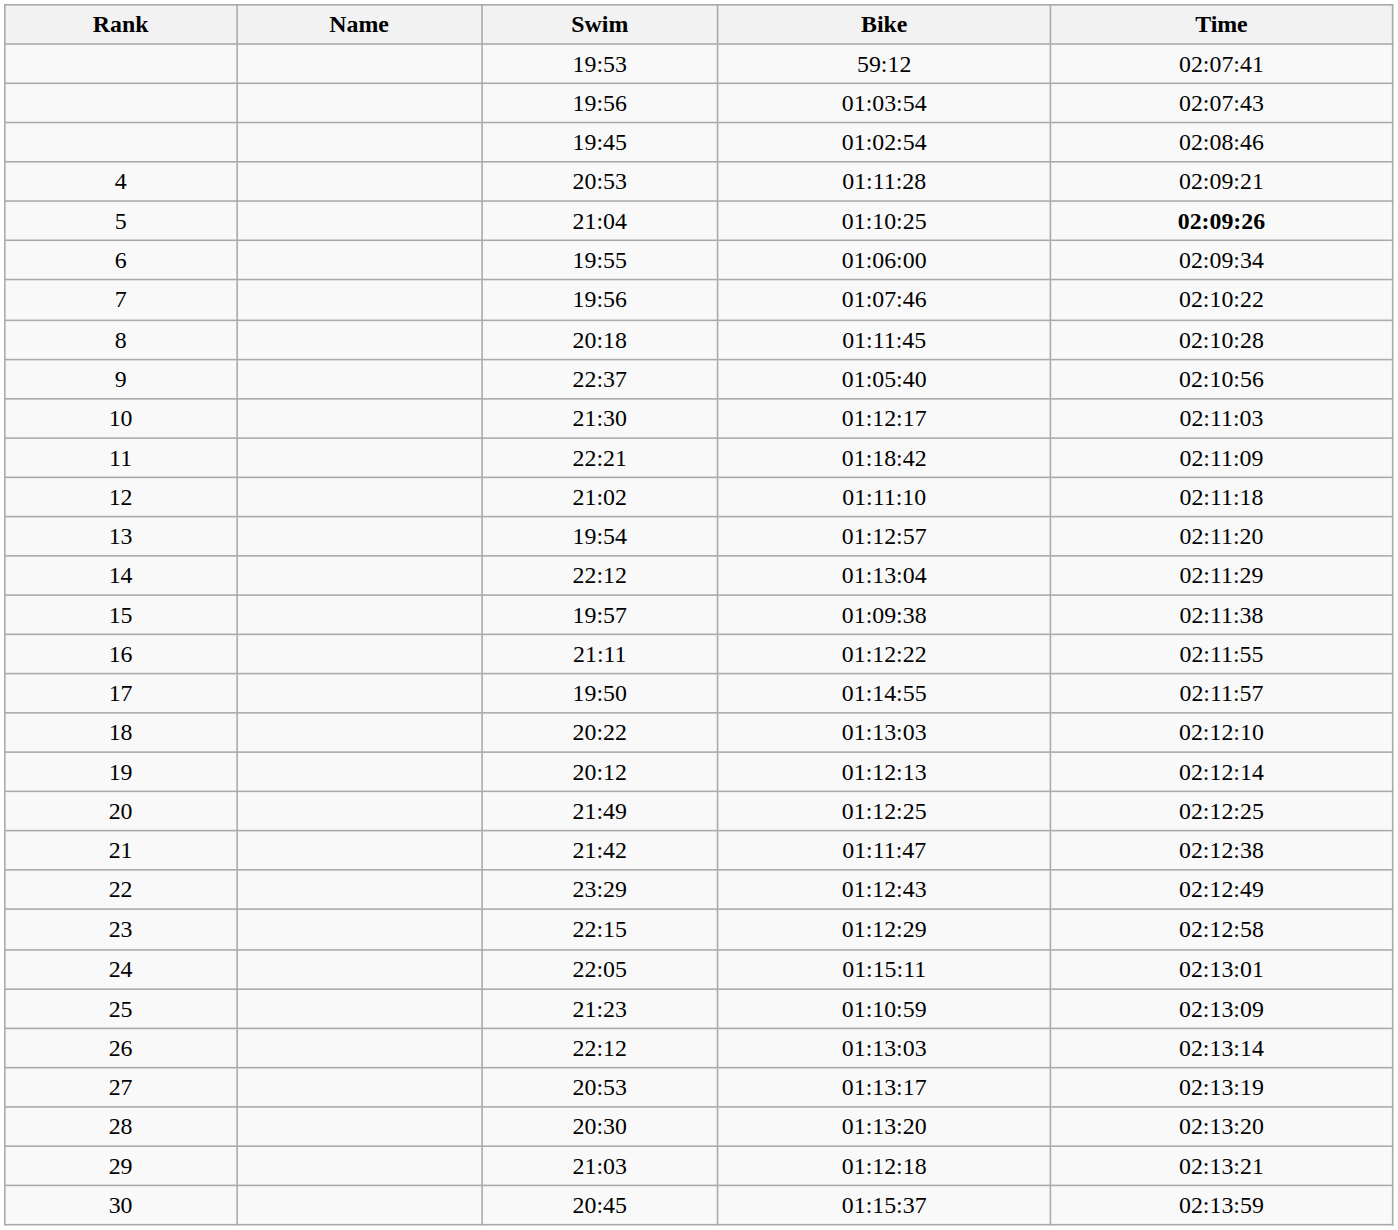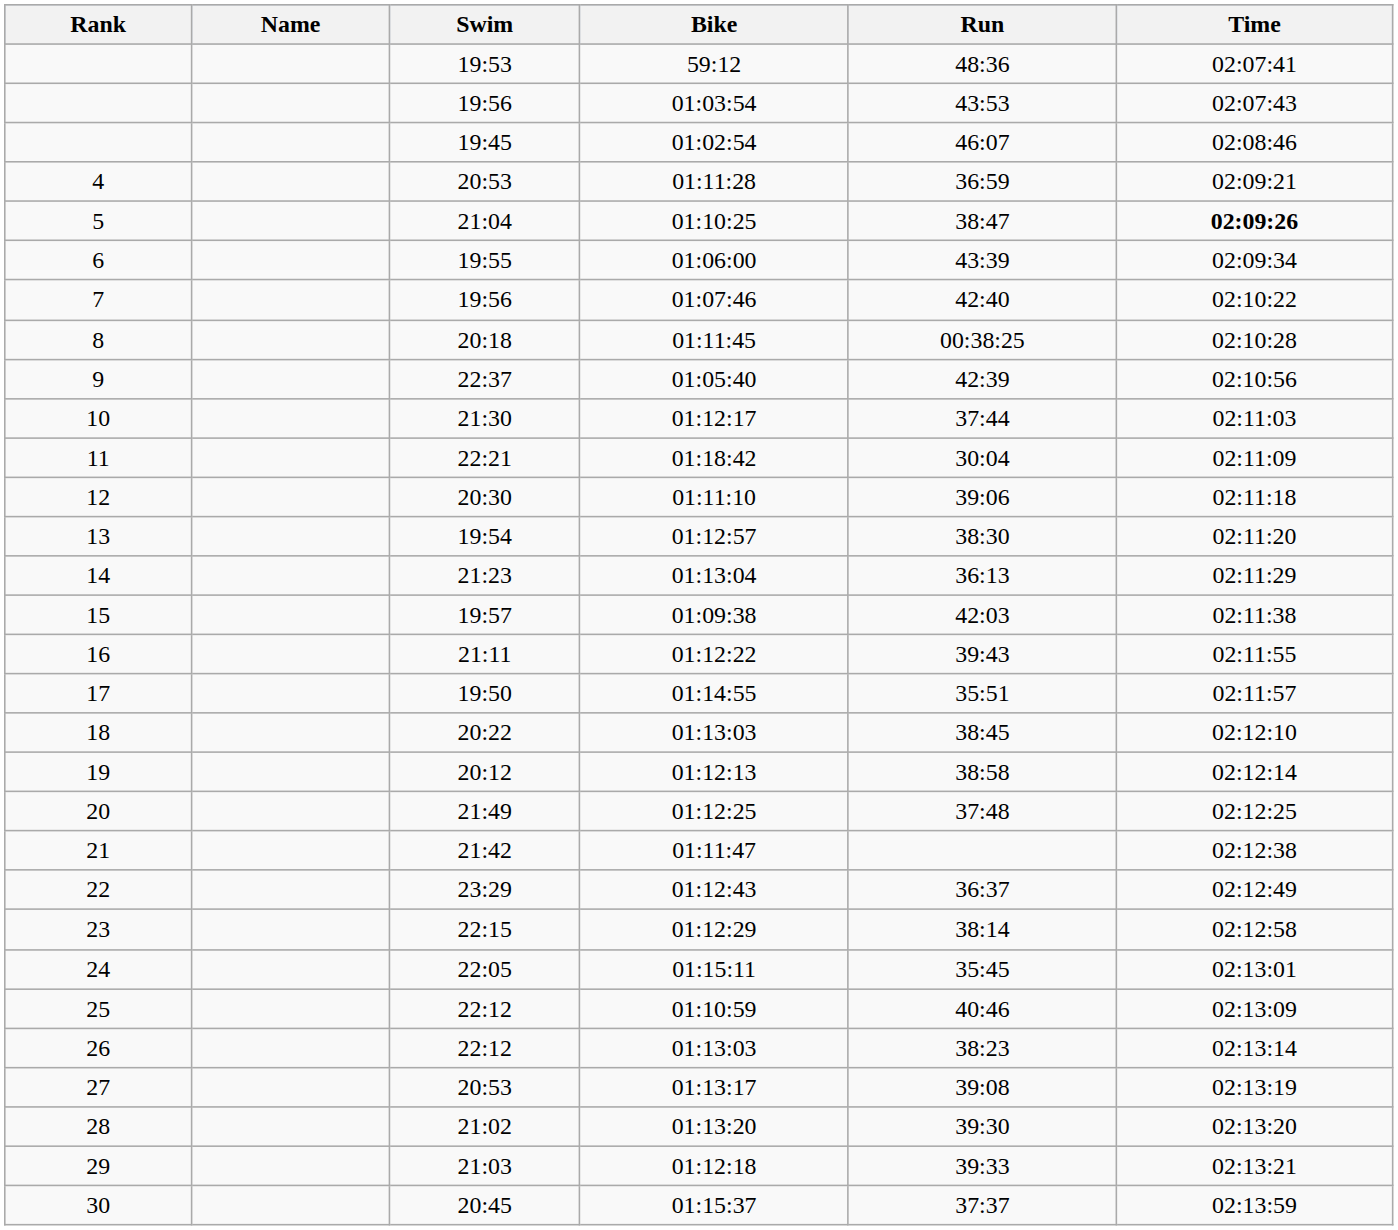+ column: (982, 24)
(600, 496) 21:02 -> (485, 496) 20:30
(600, 575) 22:12 -> (485, 575) 21:23
(600, 1008) 21:23 -> (485, 1008) 22:12
(600, 1126) 20:30 -> (485, 1126) 21:02
